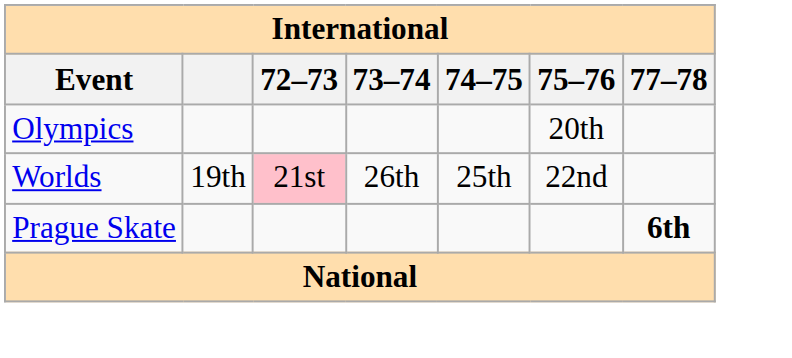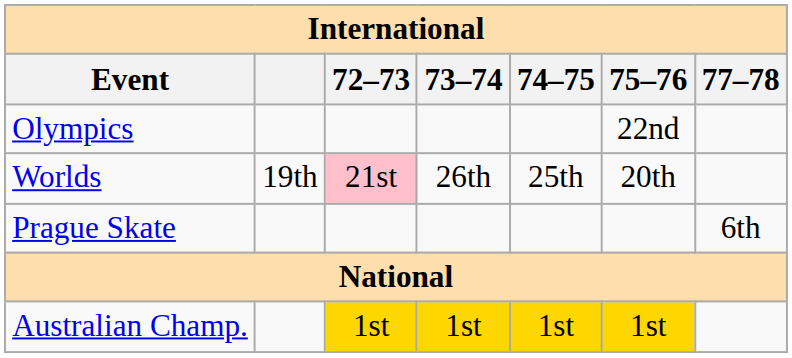(576, 128) 20th -> (648, 128) 22nd
(576, 177) 22nd -> (648, 177) 20th
(669, 227) bold -> (741, 227) normal
+ row: (130, 326)
